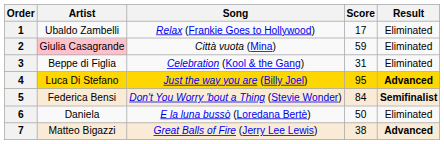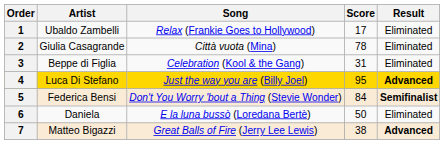(82, 46) pink background -> (82, 46) no background
(361, 46) 59 -> (361, 46) 78
